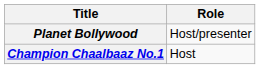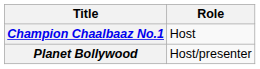rows swapped: (86, 53) <-> (86, 34)
